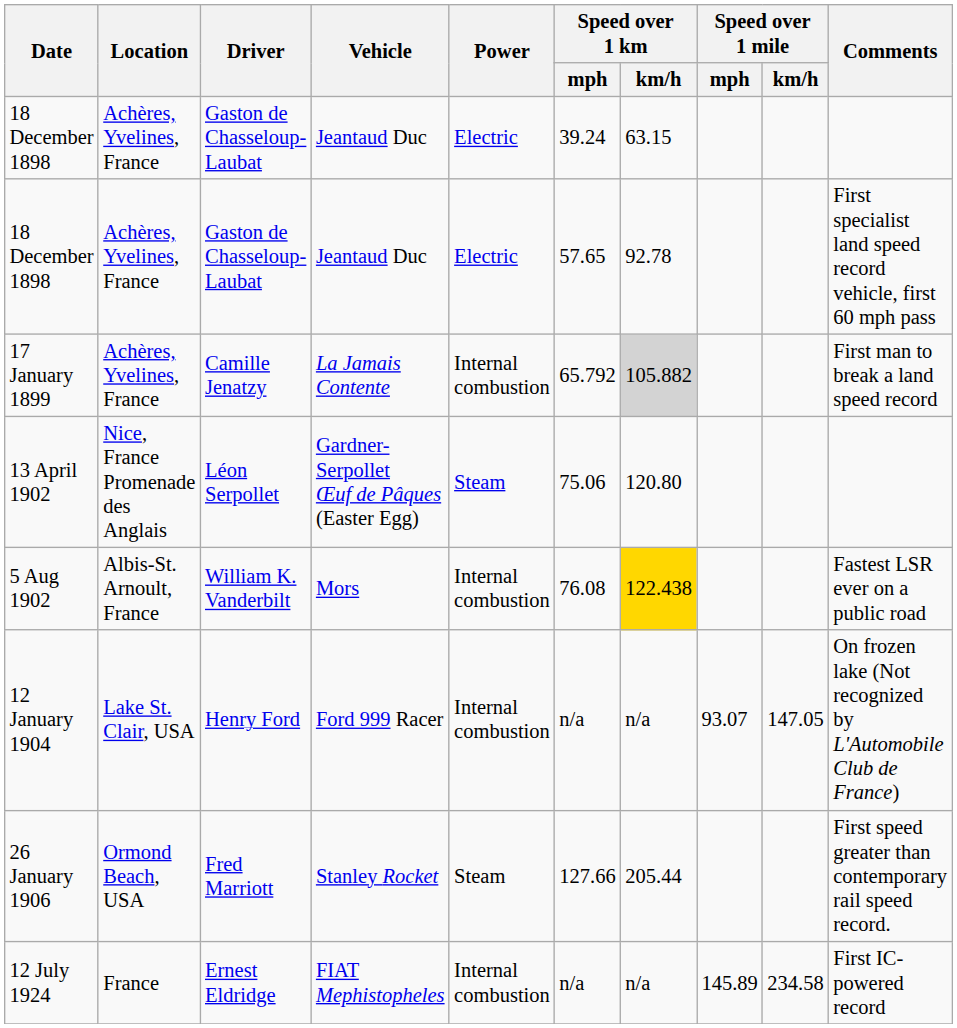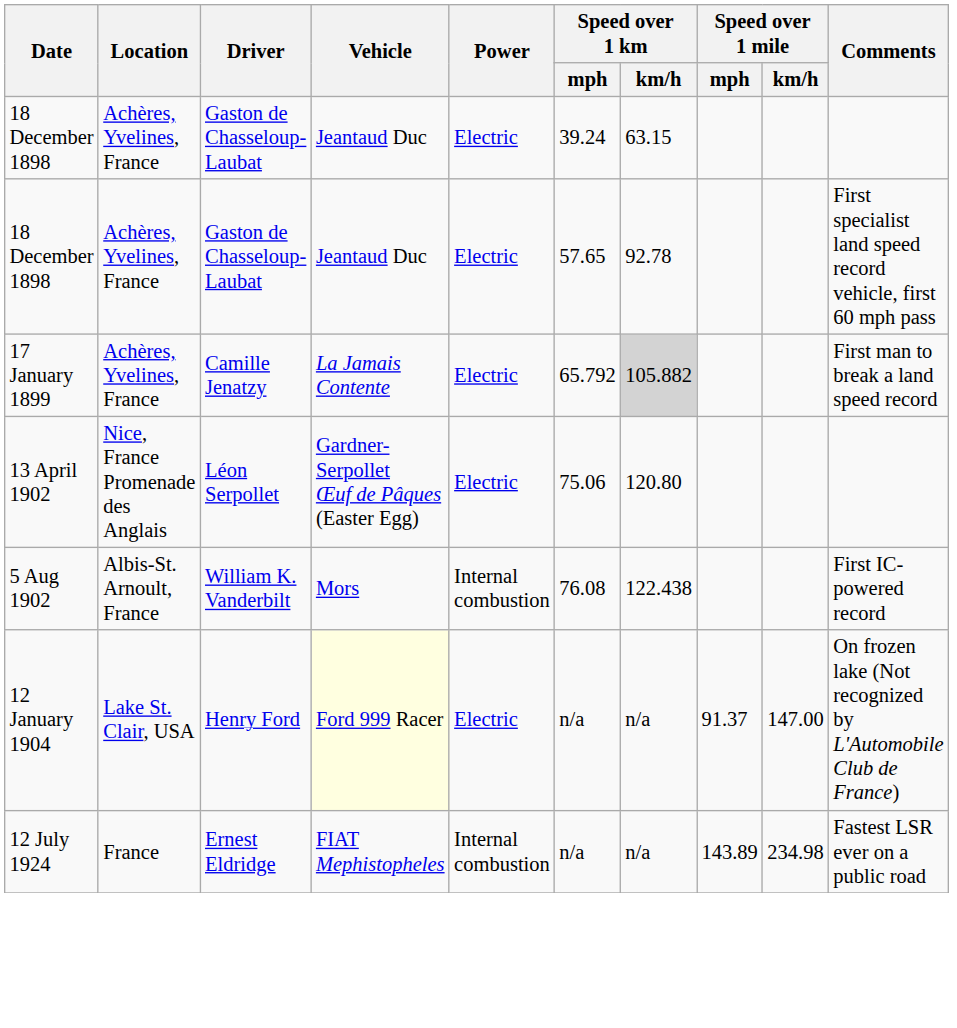(502, 375) Internal combustion -> (486, 375) Electric
(480, 482) Steam -> (486, 482) Electric
(659, 589) gold background -> (659, 589) no background
(883, 589) Fastest LSR ever on a public road -> (869, 589) First IC-powered record
(380, 720) no background -> (380, 720) lightyellow background
(502, 720) Internal combustion -> (486, 720) Electric
(724, 720) 93.07 -> (724, 720) 91.37
(796, 720) 147.05 -> (796, 720) 147.00
- row: (41, 875)
(730, 982) 145.89 -> (730, 851) 143.89
(796, 982) 234.58 -> (796, 851) 234.98
(869, 982) First IC-powered record -> (883, 851) Fastest LSR ever on a public road
